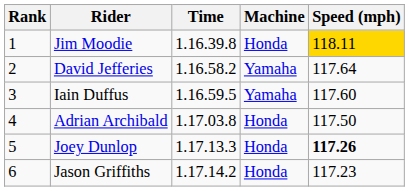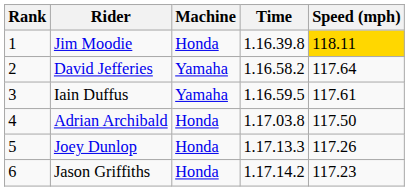columns swapped: (274, 17) <-> (206, 17)
(334, 95) 117.60 -> (334, 95) 117.61
(334, 146) bold -> (334, 146) normal
